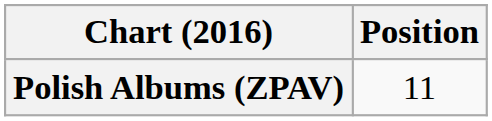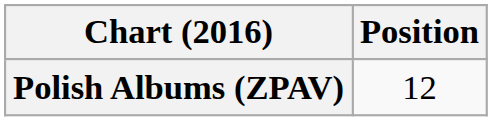(419, 86) 11 -> (419, 86) 12
